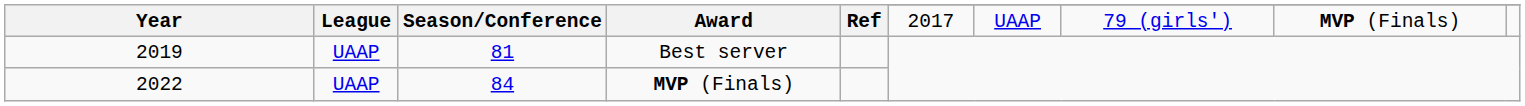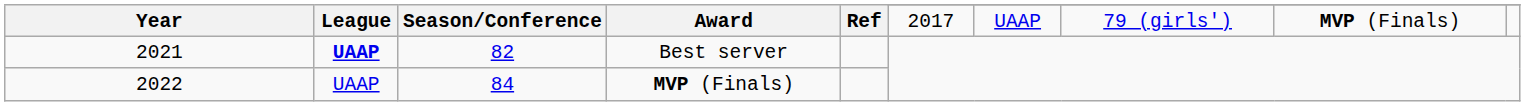(159, 52) 2019 -> (159, 52) 2021
(356, 52) normal -> (356, 52) bold
(502, 52) 81 -> (502, 52) 82
